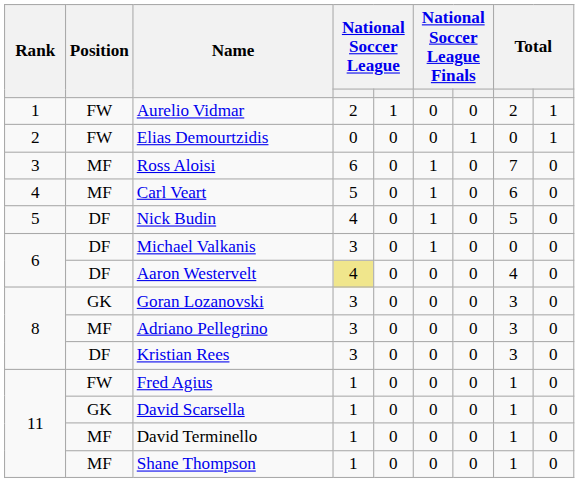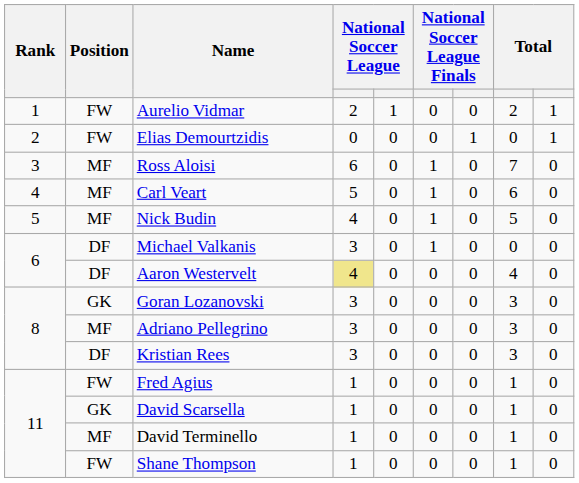(99, 219) DF -> (99, 219) MF
(99, 463) MF -> (99, 463) FW
